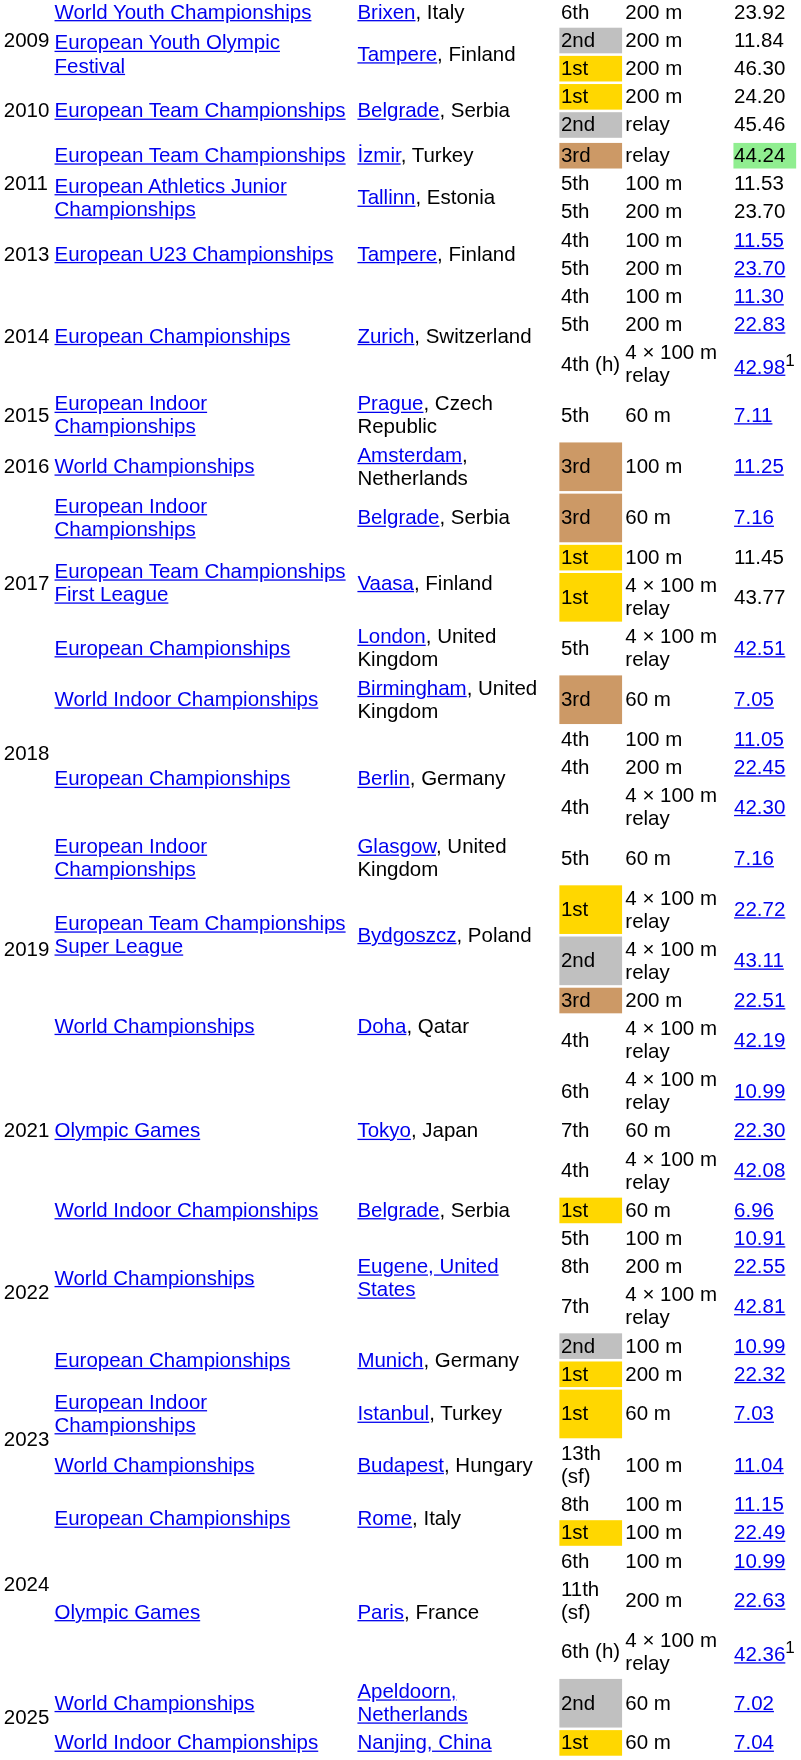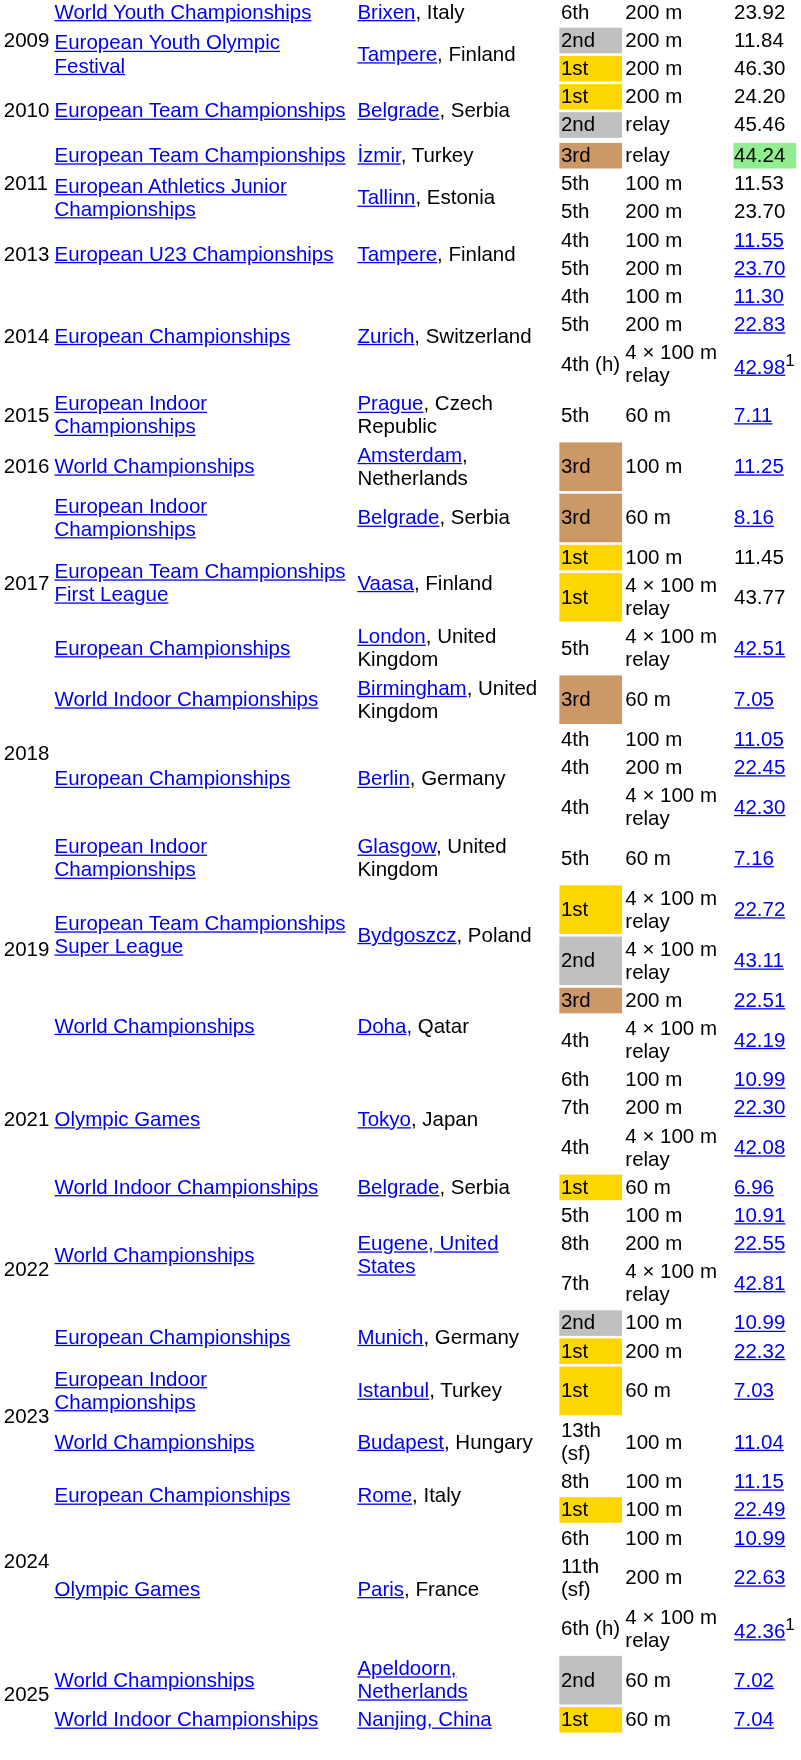(754, 517) 7.16 -> (754, 517) 8.16
(671, 1091) 4 × 100 m relay -> (654, 1079) 100 m
(648, 1130) 60 m -> (654, 1107) 200 m
